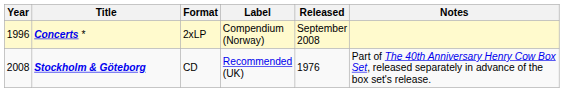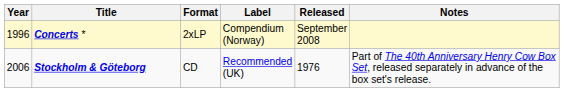(18, 68) 2008 -> (18, 68) 2006
